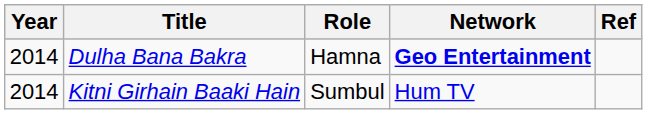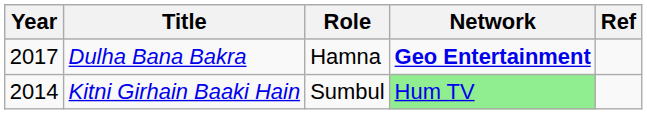(34, 56) 2014 -> (34, 56) 2017
(435, 91) no background -> (435, 91) lightgreen background
